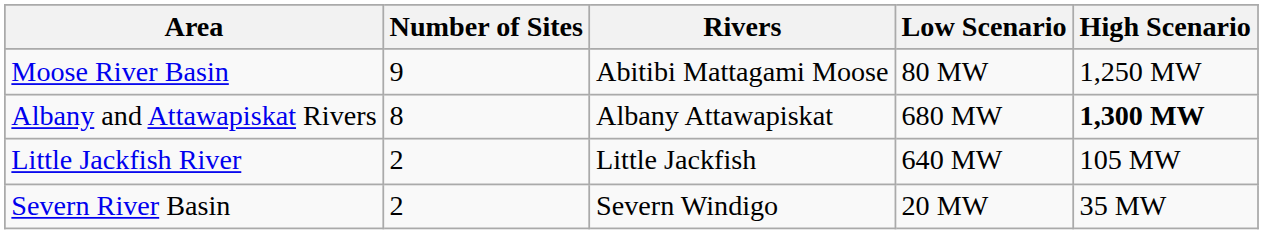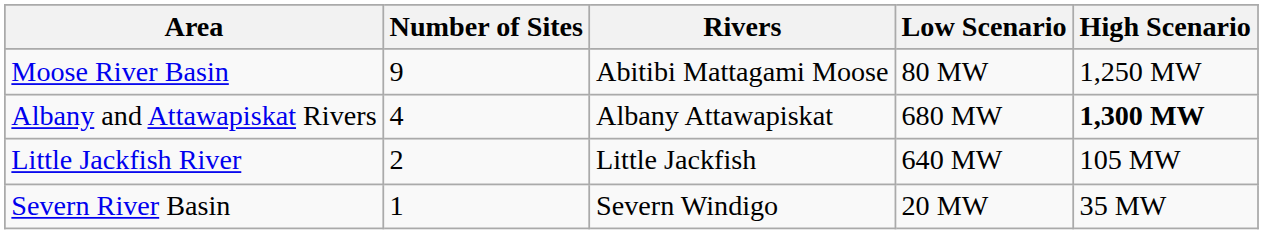(397, 116) 8 -> (397, 116) 4
(397, 205) 2 -> (397, 205) 1
